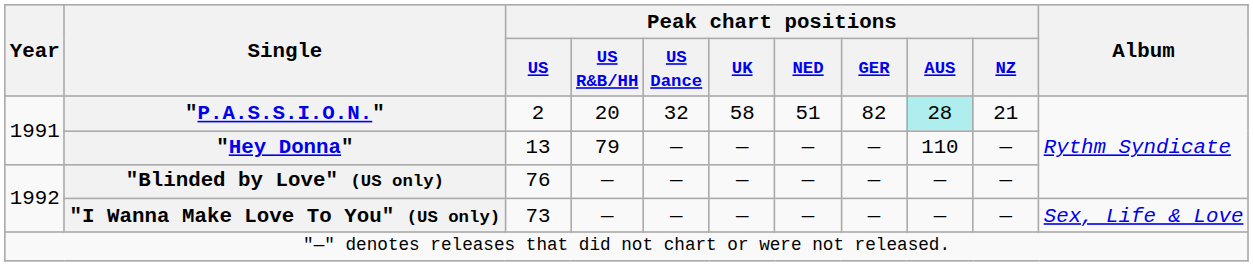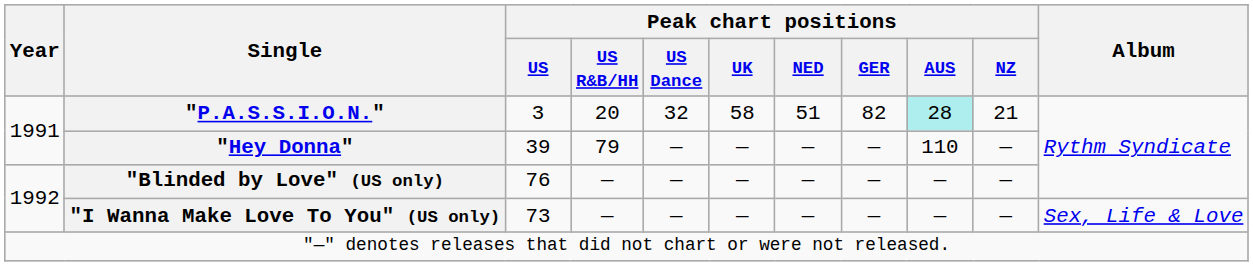(538, 114) 2 -> (538, 114) 3
(538, 147) 13 -> (538, 147) 39
